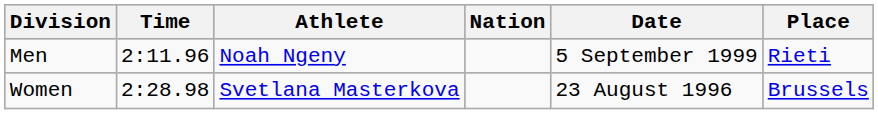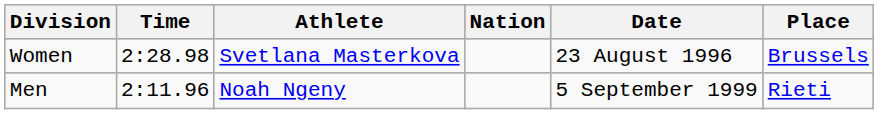rows swapped: (29, 56) <-> (41, 91)
